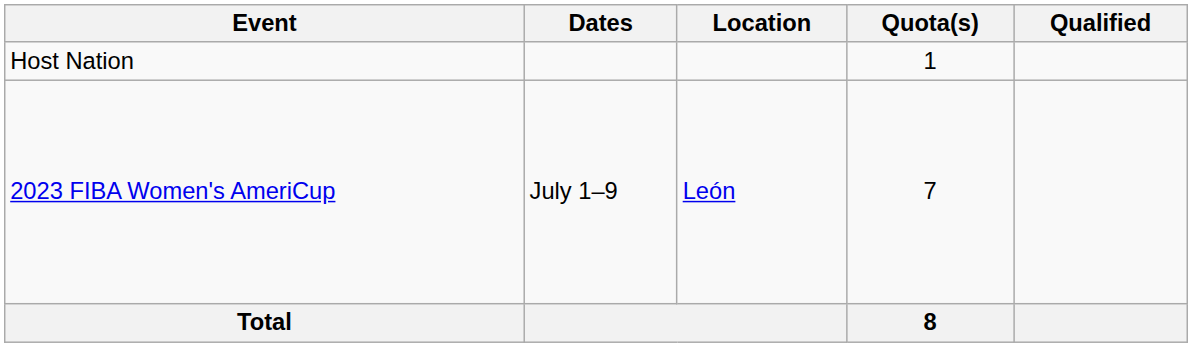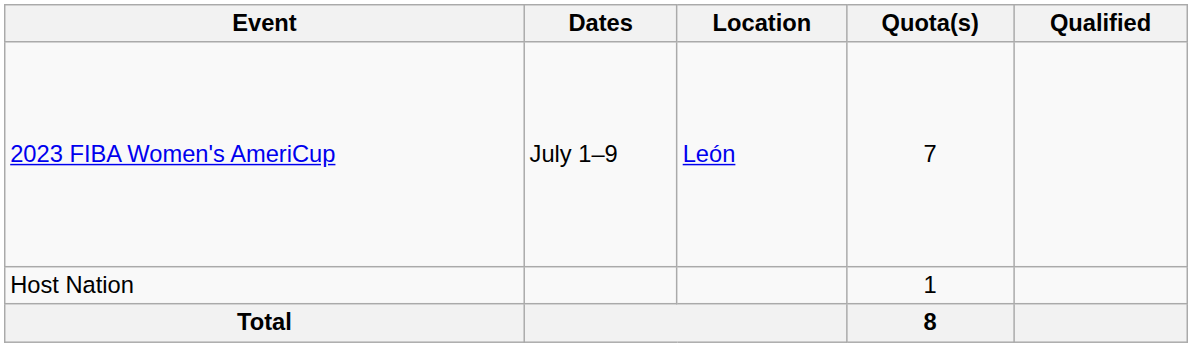rows swapped: (72, 60) <-> (173, 191)
